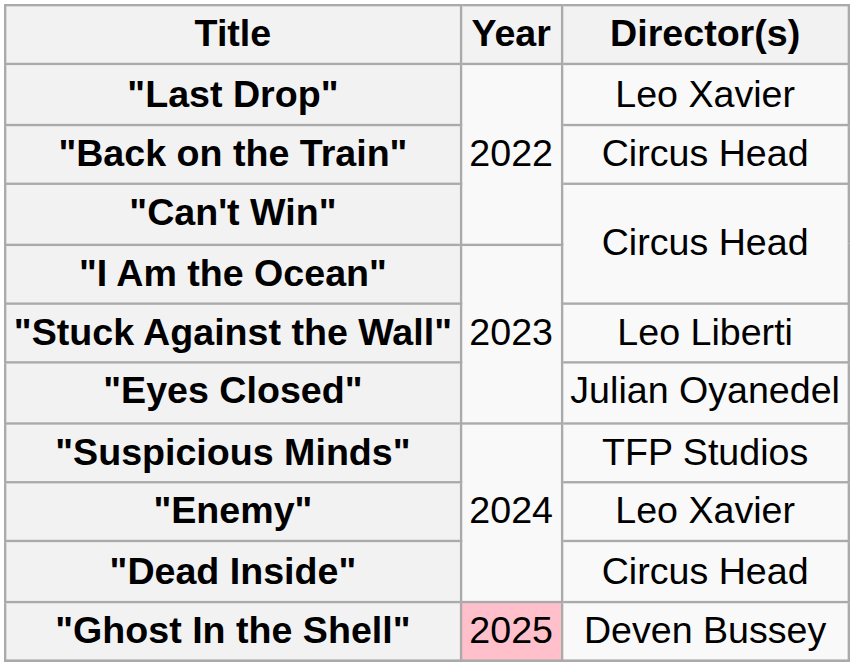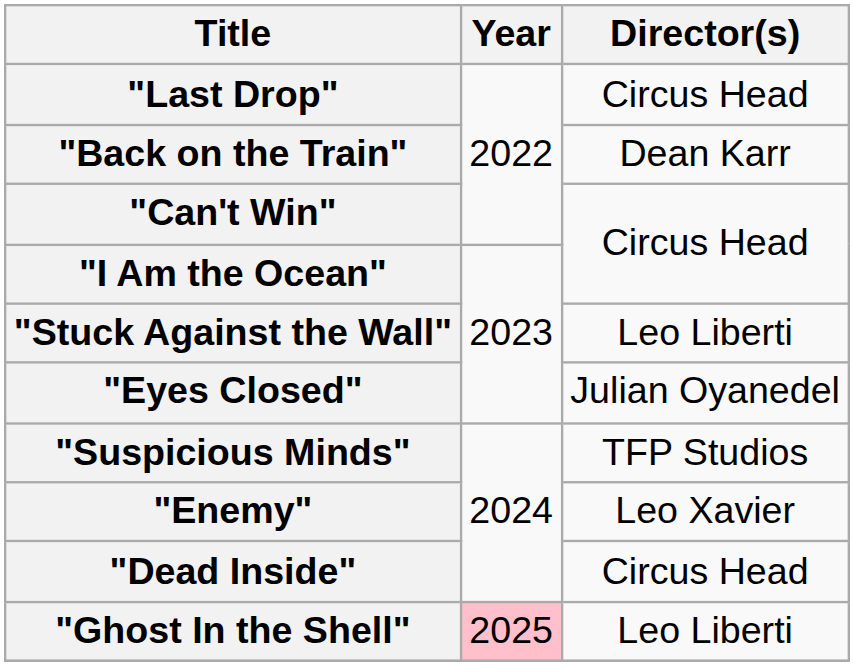(705, 93) Leo Xavier -> (705, 93) Circus Head
(705, 153) Circus Head -> (705, 153) Dean Karr
(705, 630) Deven Bussey -> (705, 630) Leo Liberti
